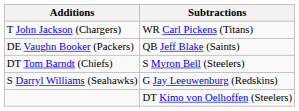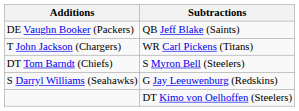rows swapped: (70, 47) <-> (64, 30)
